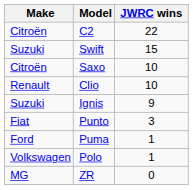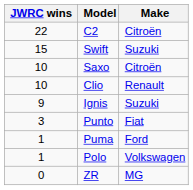columns swapped: (39, 13) <-> (151, 13)
